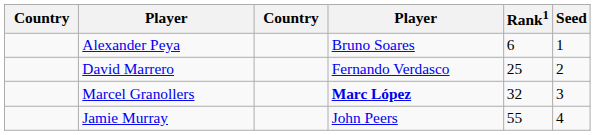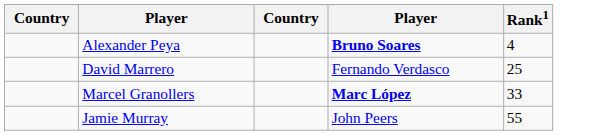- column: (571, 18)
(373, 45) normal -> (376, 45) bold
(511, 45) 6 -> (511, 45) 4
(514, 93) 32 -> (514, 93) 33
